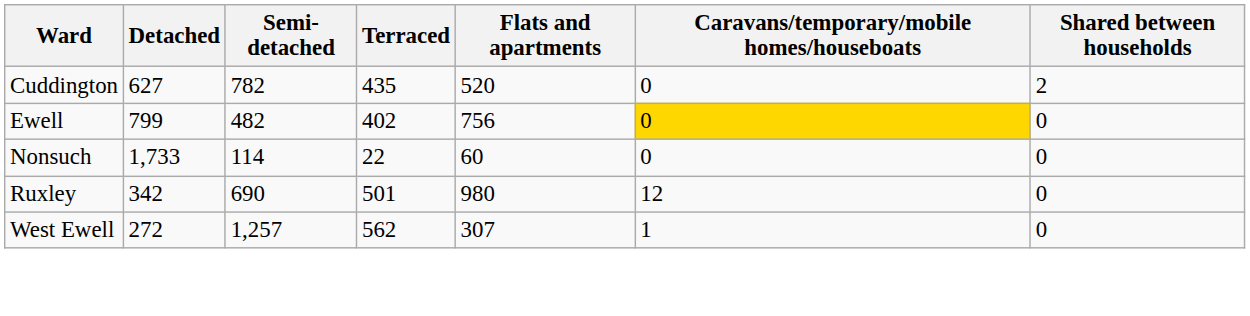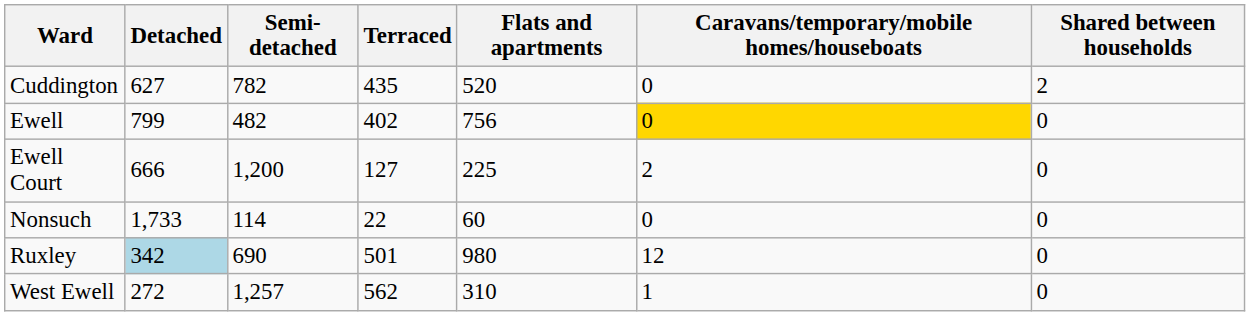+ row: (37, 170)
(146, 193) no background -> (148, 255) lightblue background
(478, 229) 307 -> (479, 291) 310
